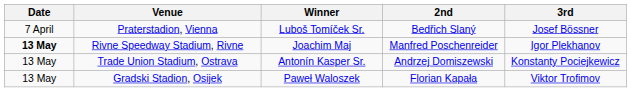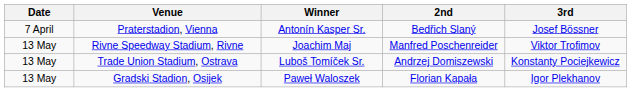(322, 29) Luboš Tomíček Sr. -> (322, 29) Antonín Kasper Sr.
(39, 45) bold -> (39, 45) normal
(565, 45) Igor Plekhanov -> (565, 45) Viktor Trofimov
(322, 62) Antonín Kasper Sr. -> (322, 62) Luboš Tomíček Sr.
(565, 78) Viktor Trofimov -> (565, 78) Igor Plekhanov
